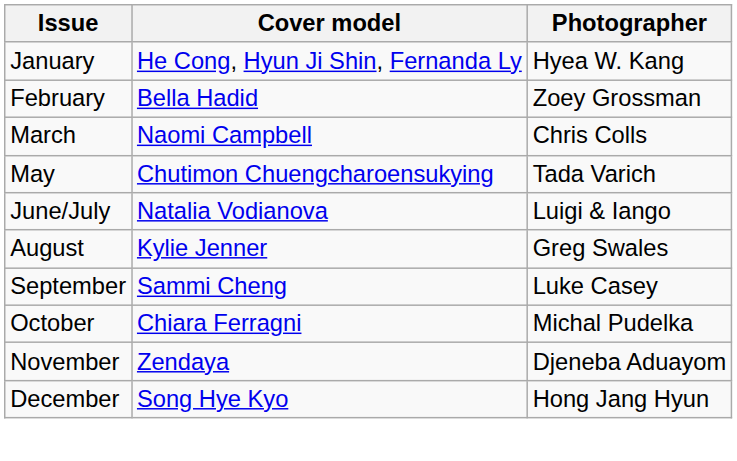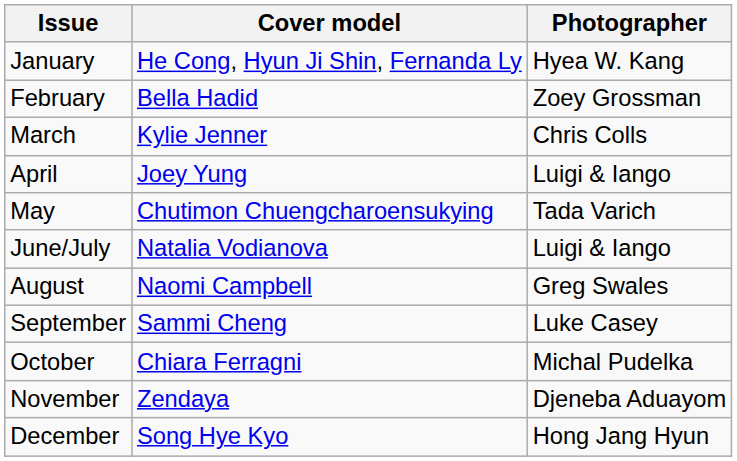(224, 135) Naomi Campbell -> (202, 135) Kylie Jenner
+ row: (34, 173)
(202, 248) Kylie Jenner -> (224, 286) Naomi Campbell
